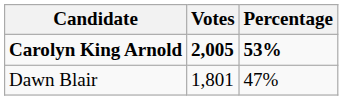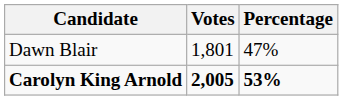rows swapped: (96, 49) <-> (53, 79)
